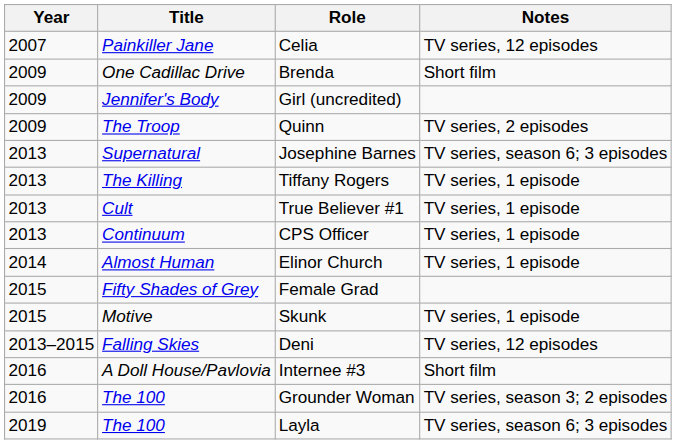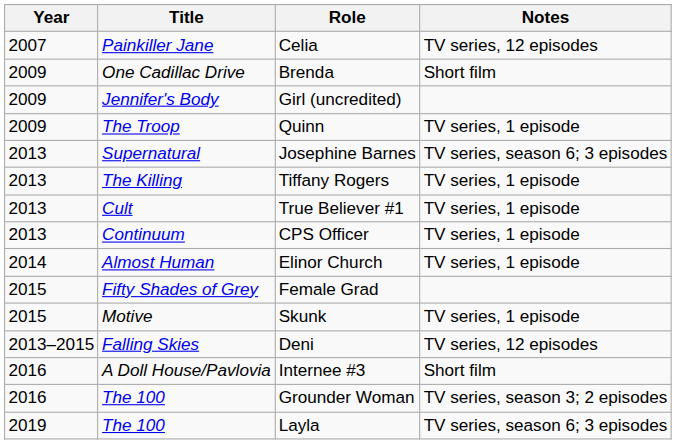(506, 126) TV series, 2 episodes -> (502, 126) TV series, 1 episode
